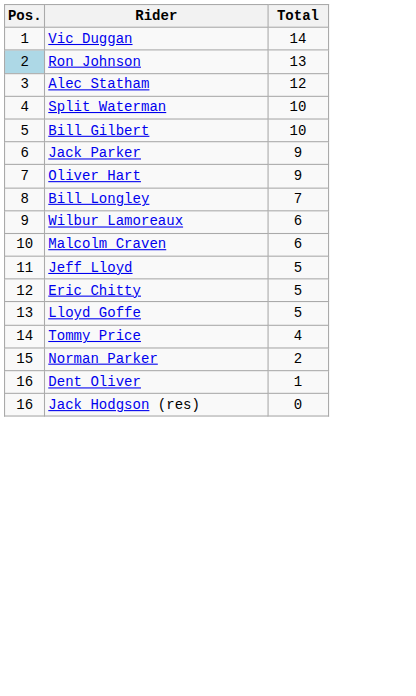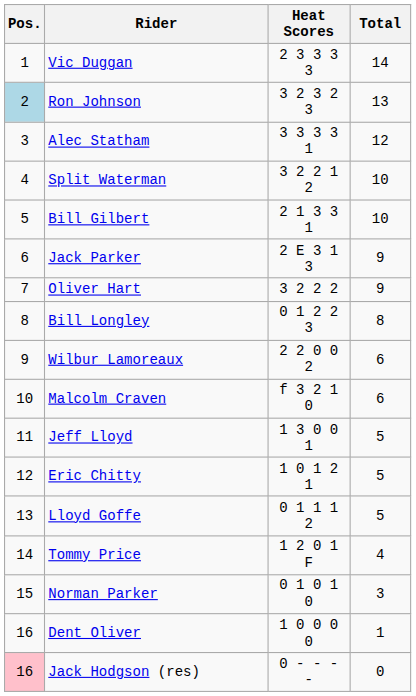+ column: (309, 24)
(298, 199) 7 -> (380, 321) 8
(298, 359) 2 -> (380, 594) 3
(25, 405) no background -> (25, 672) pink background
